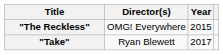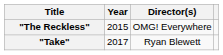columns swapped: (201, 12) <-> (146, 12)
